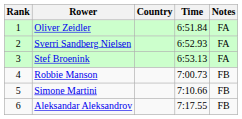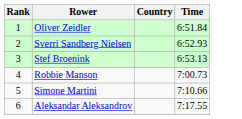- column: (224, 12)
